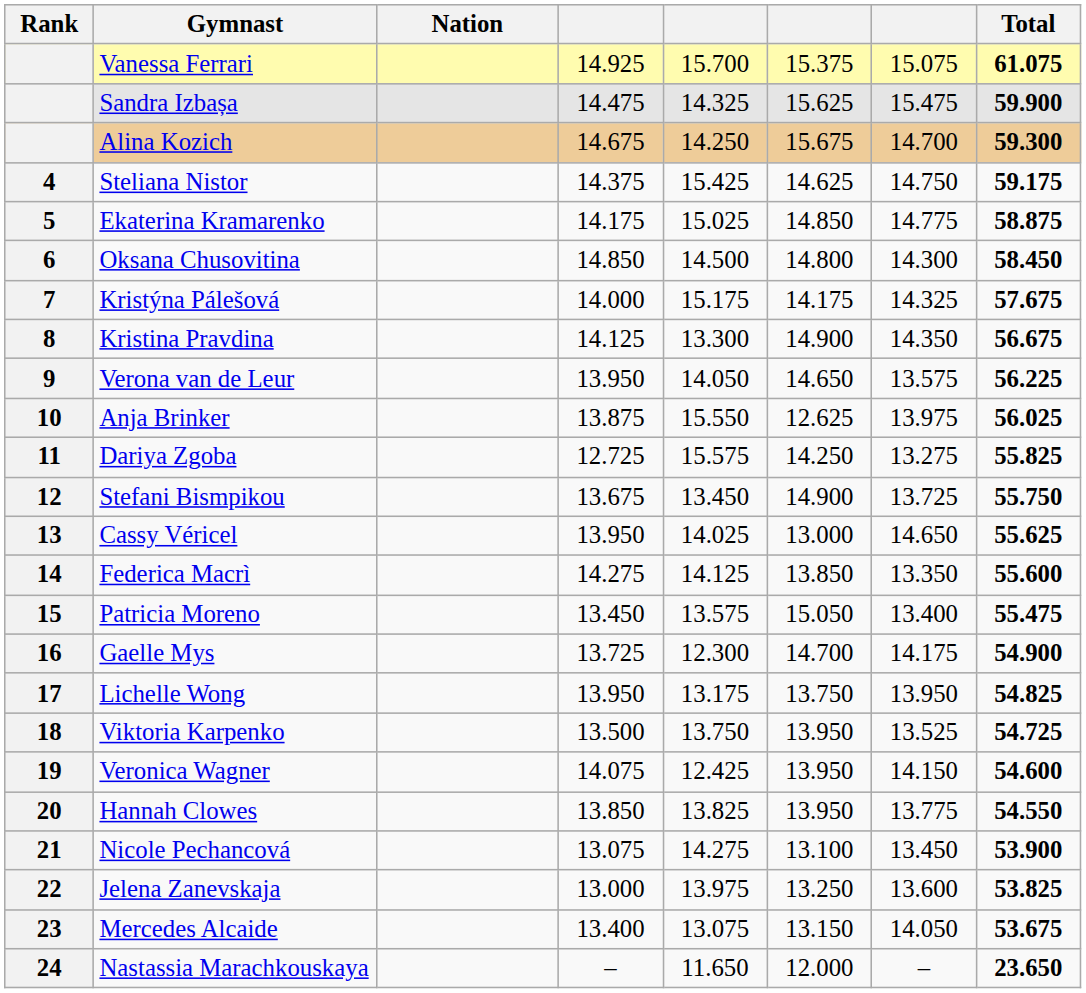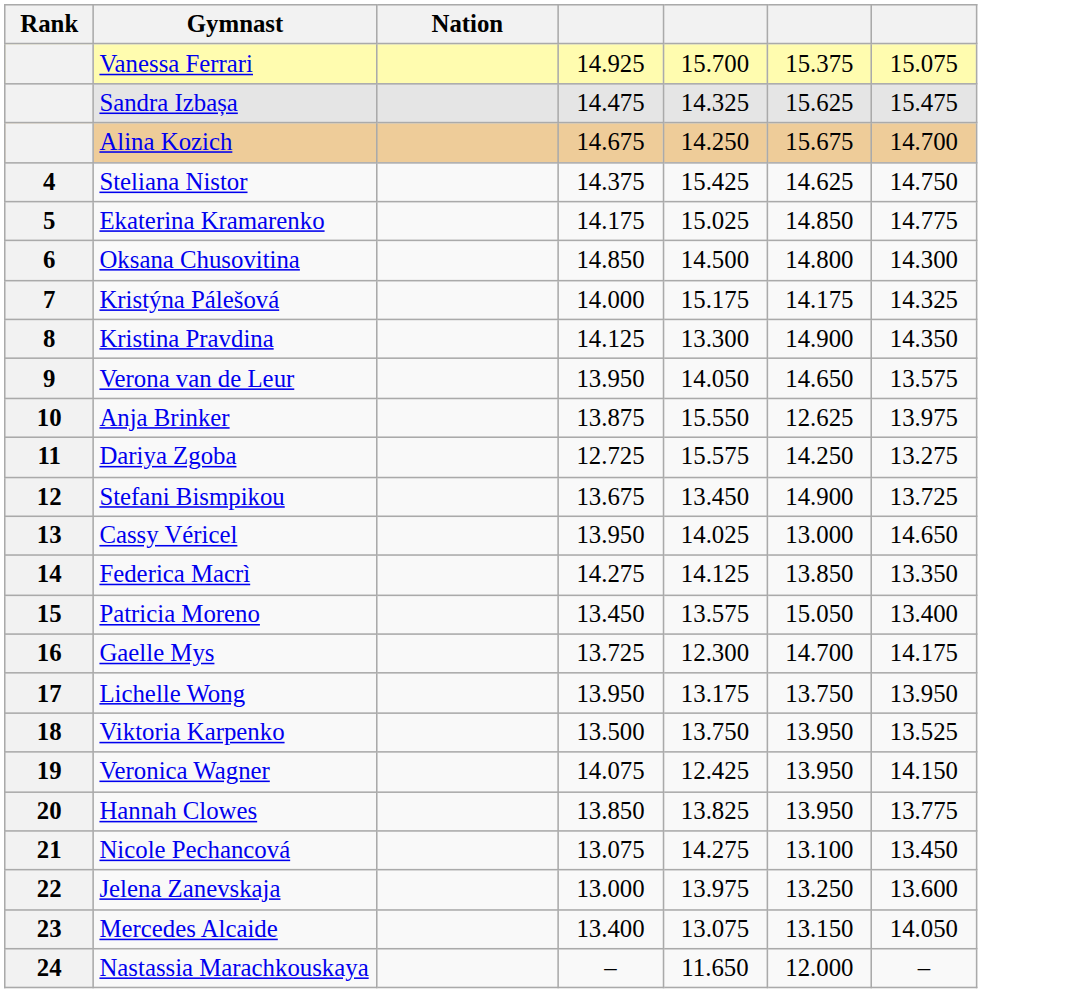- column: (1028, 24)
